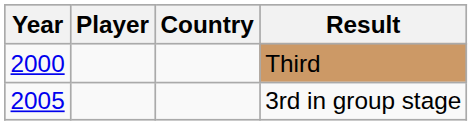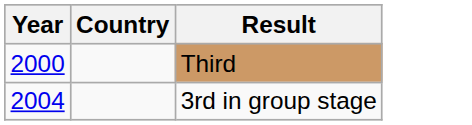- column: (113, 24)
(38, 101) 2005 -> (38, 101) 2004
